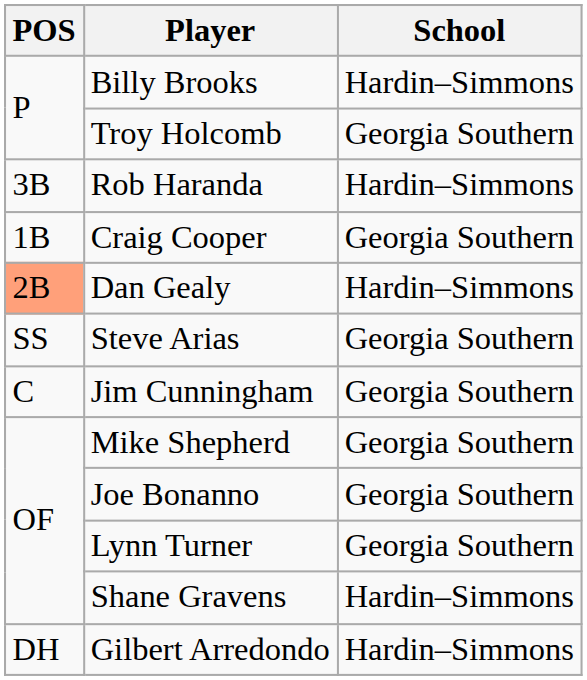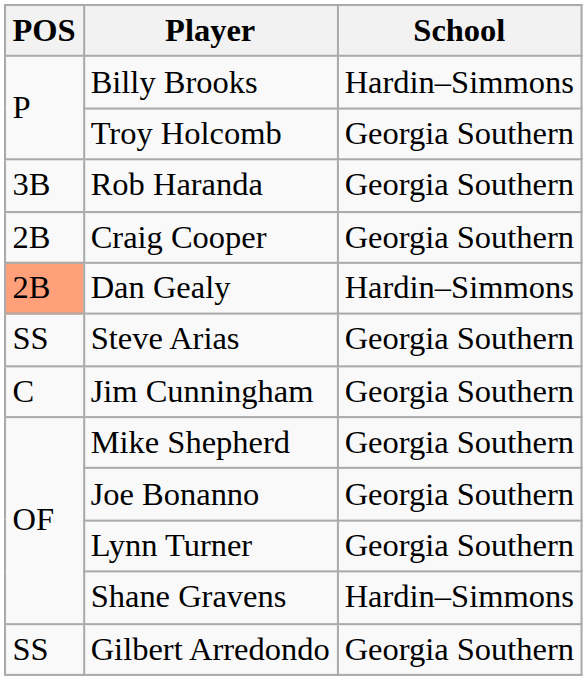(459, 184) Hardin–Simmons -> (459, 184) Georgia Southern
(31, 236) 1B -> (31, 236) 2B
(36, 648) DH -> (31, 648) SS
(459, 648) Hardin–Simmons -> (459, 648) Georgia Southern
